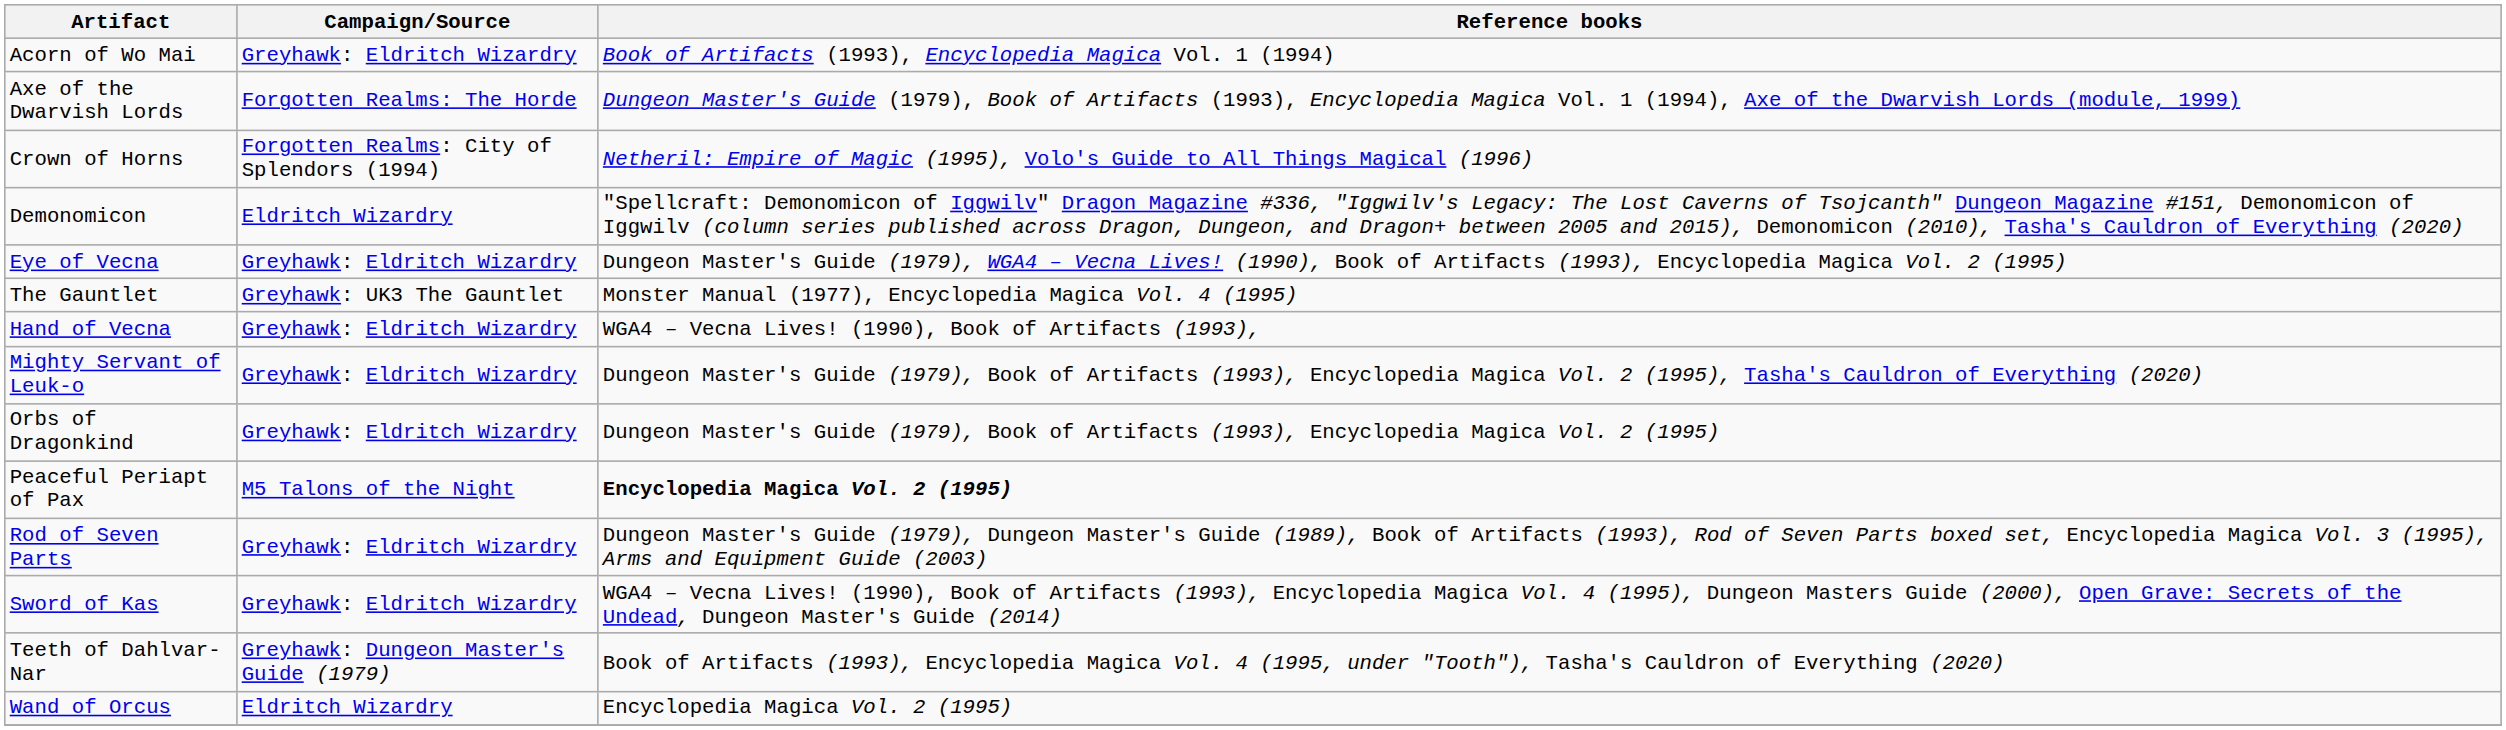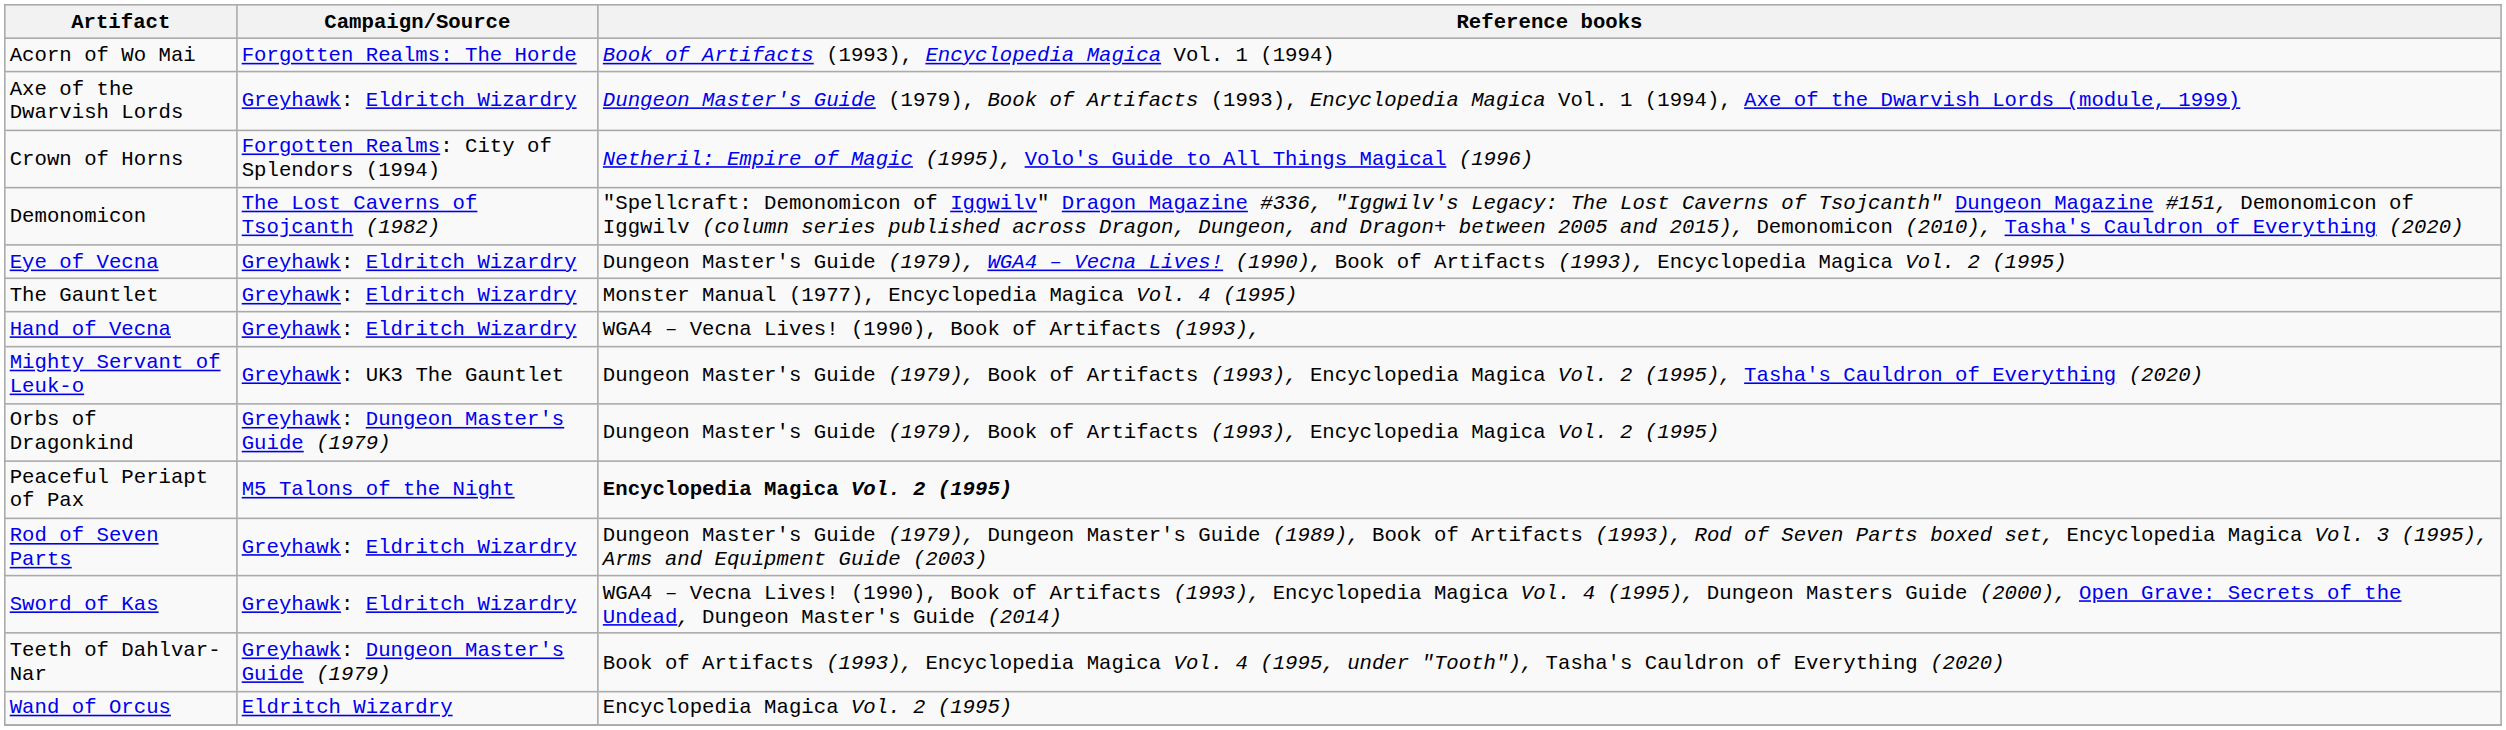(409, 55) Greyhawk: Eldritch Wizardry -> (409, 55) Forgotten Realms: The Horde
(409, 101) Forgotten Realms: The Horde -> (409, 101) Greyhawk: Eldritch Wizardry
(347, 216) Eldritch Wizardry -> (360, 216) The Lost Caverns of Tsojcanth (1982)
(403, 295) Greyhawk: UK3 The Gauntlet -> (409, 295) Greyhawk: Eldritch Wizardry
(409, 375) Greyhawk: Eldritch Wizardry -> (403, 375) Greyhawk: UK3 The Gauntlet
(409, 432) Greyhawk: Eldritch Wizardry -> (403, 432) Greyhawk: Dungeon Master's Guide (1979)
